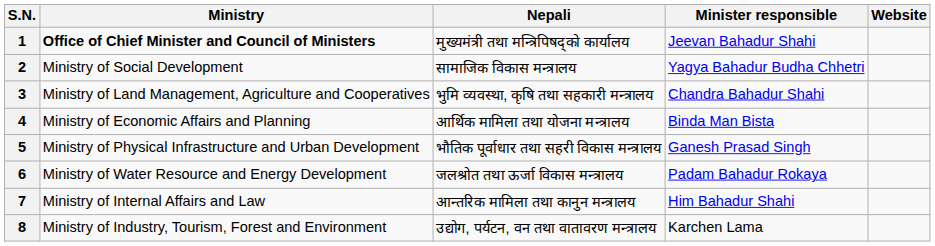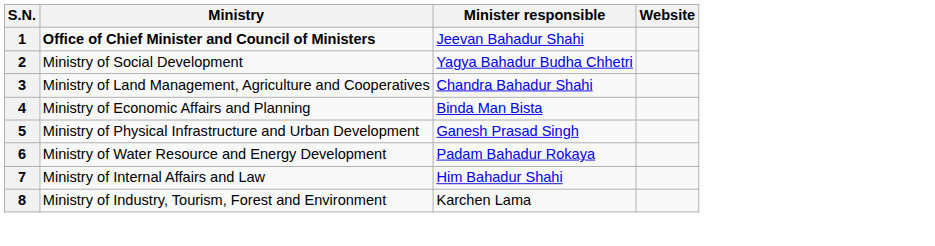- column: (549, 16)
